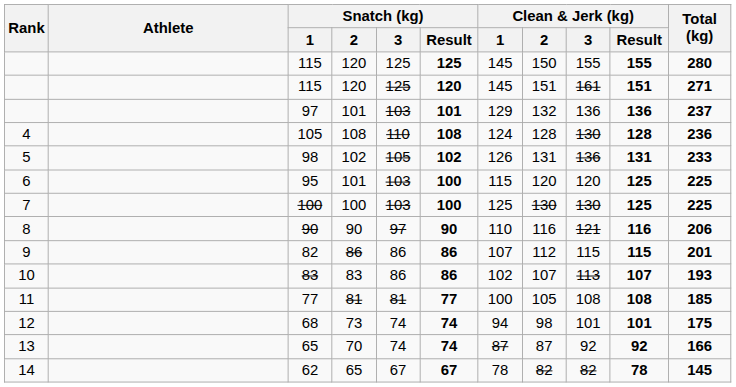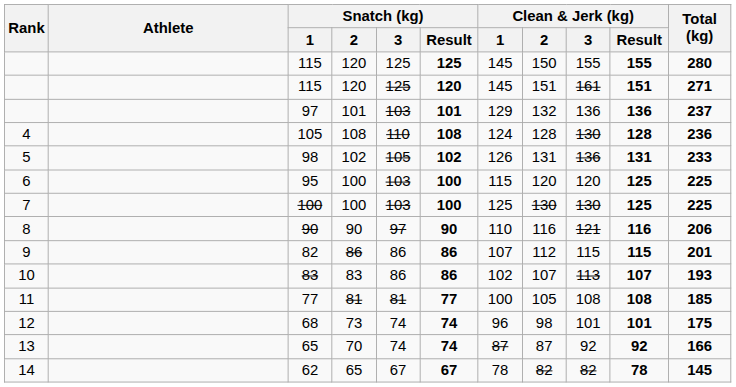(354, 181) 101 -> (354, 181) 100
(500, 323) 94 -> (500, 323) 96
